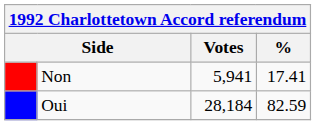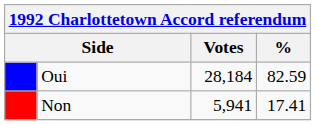rows swapped: (54, 105) <-> (56, 76)
